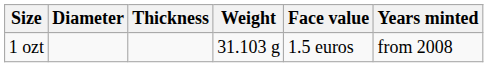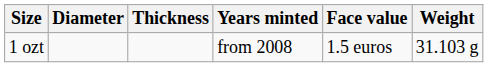columns swapped: (248, 18) <-> (428, 18)
